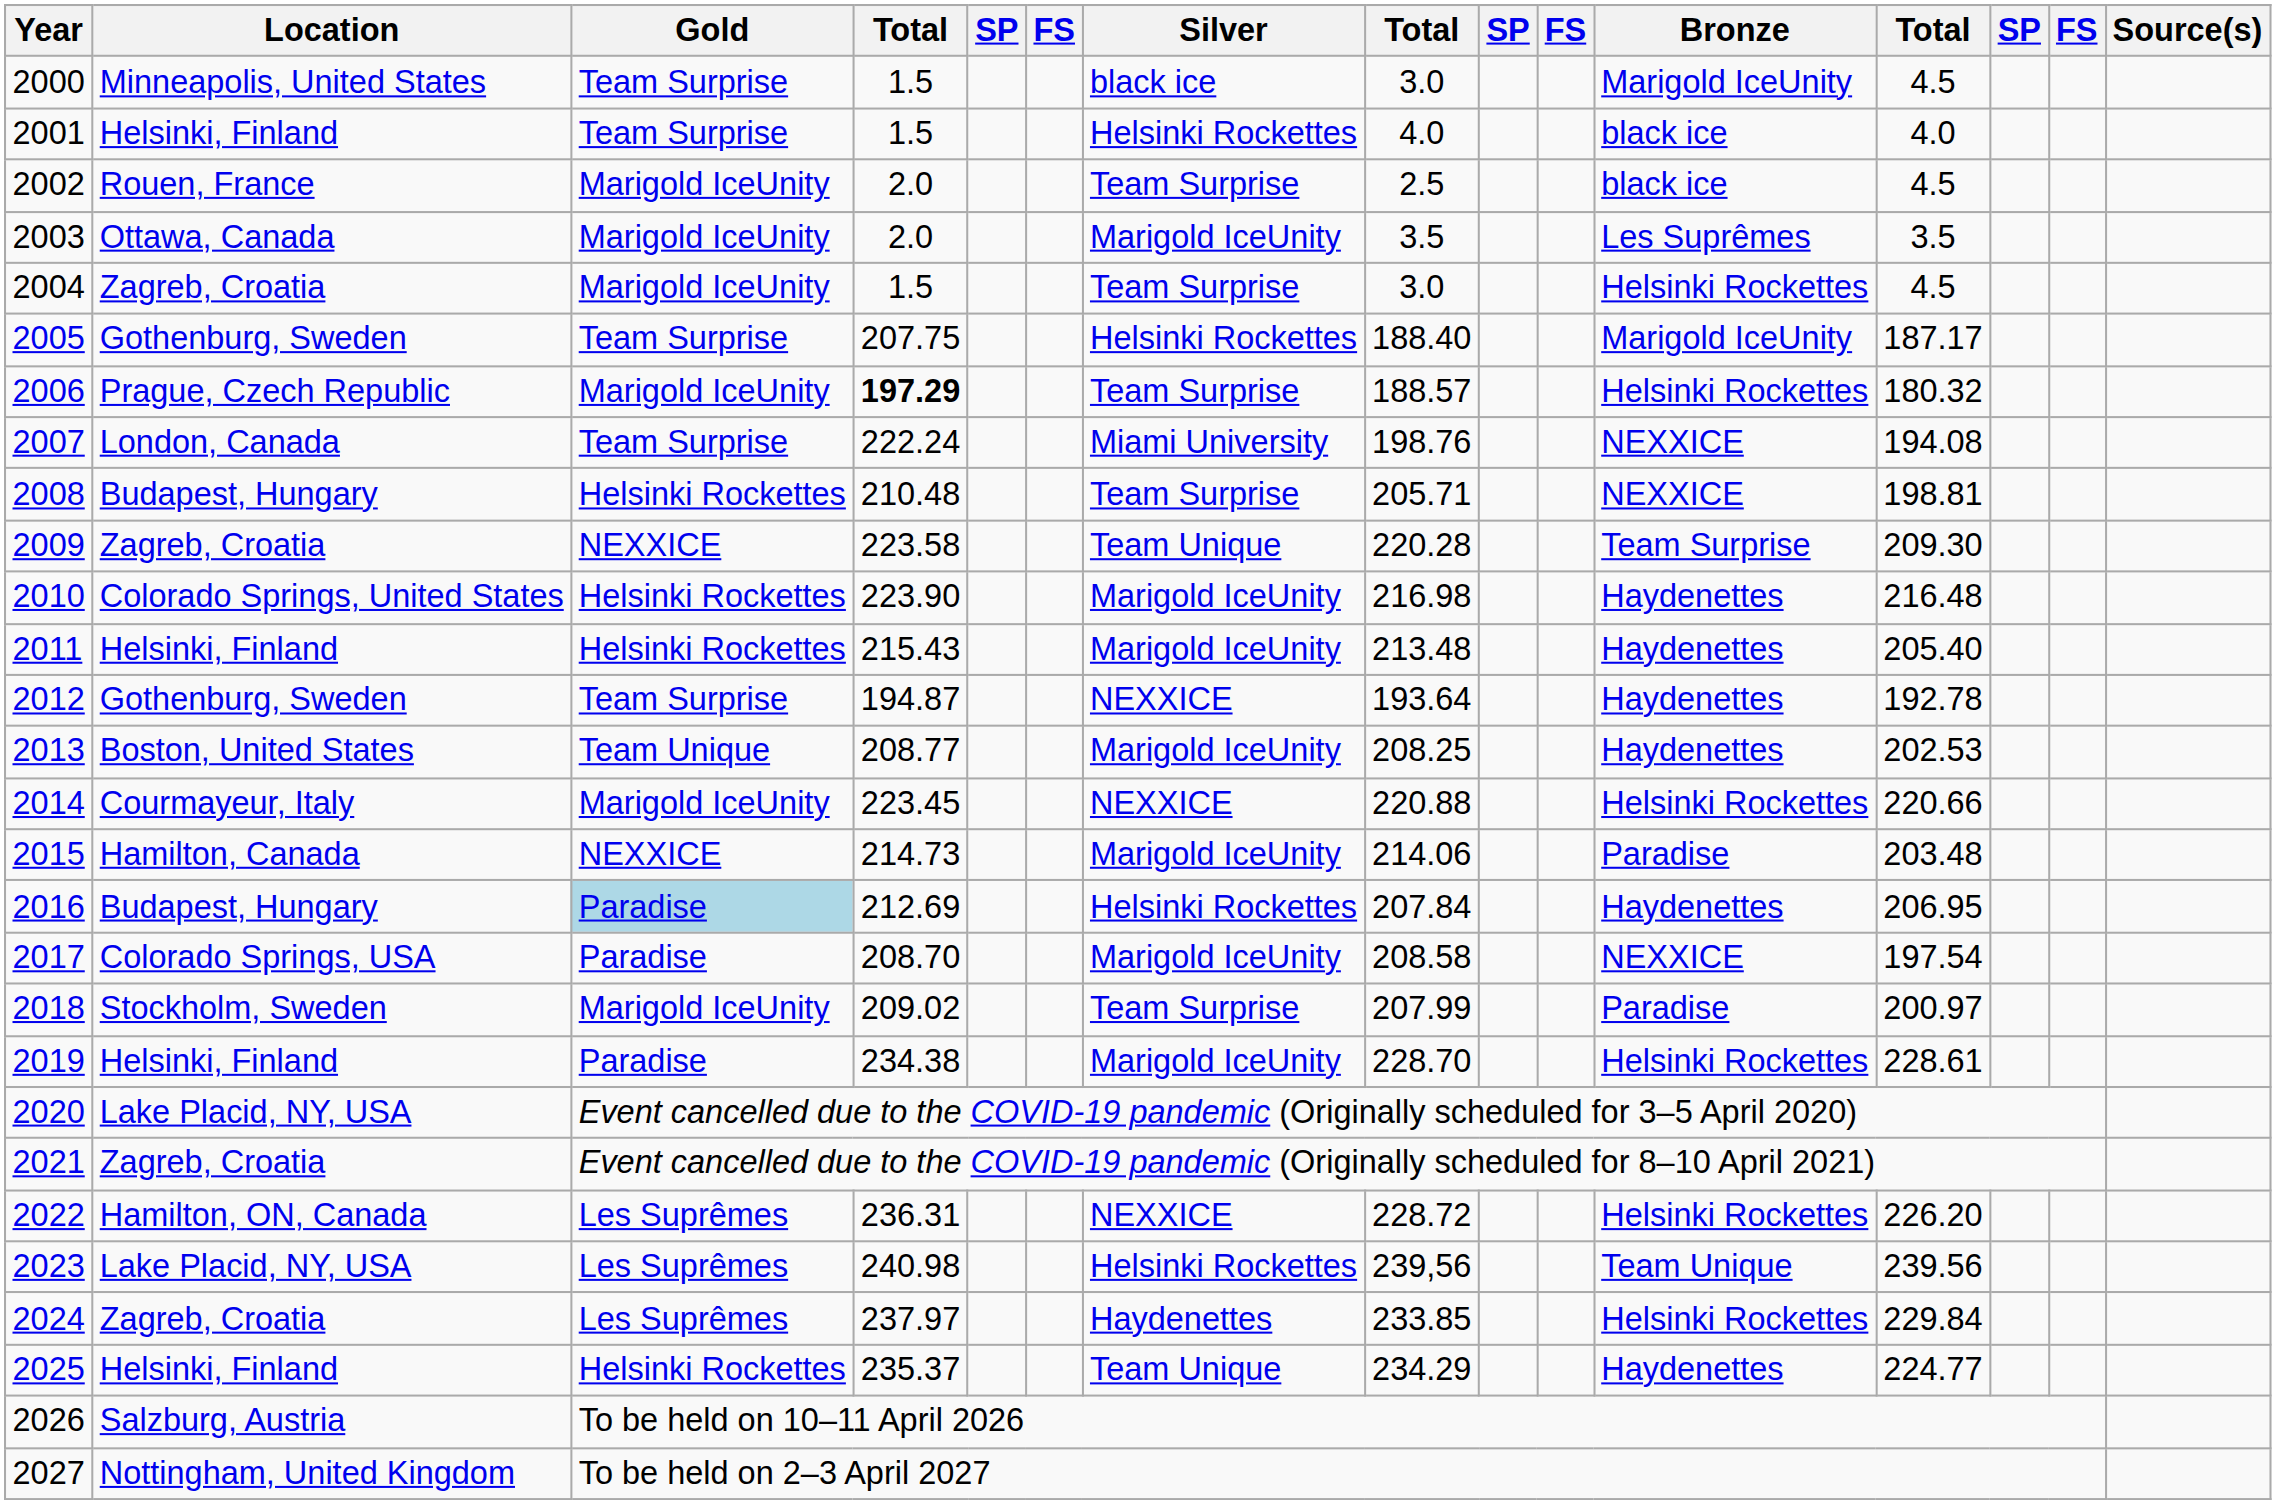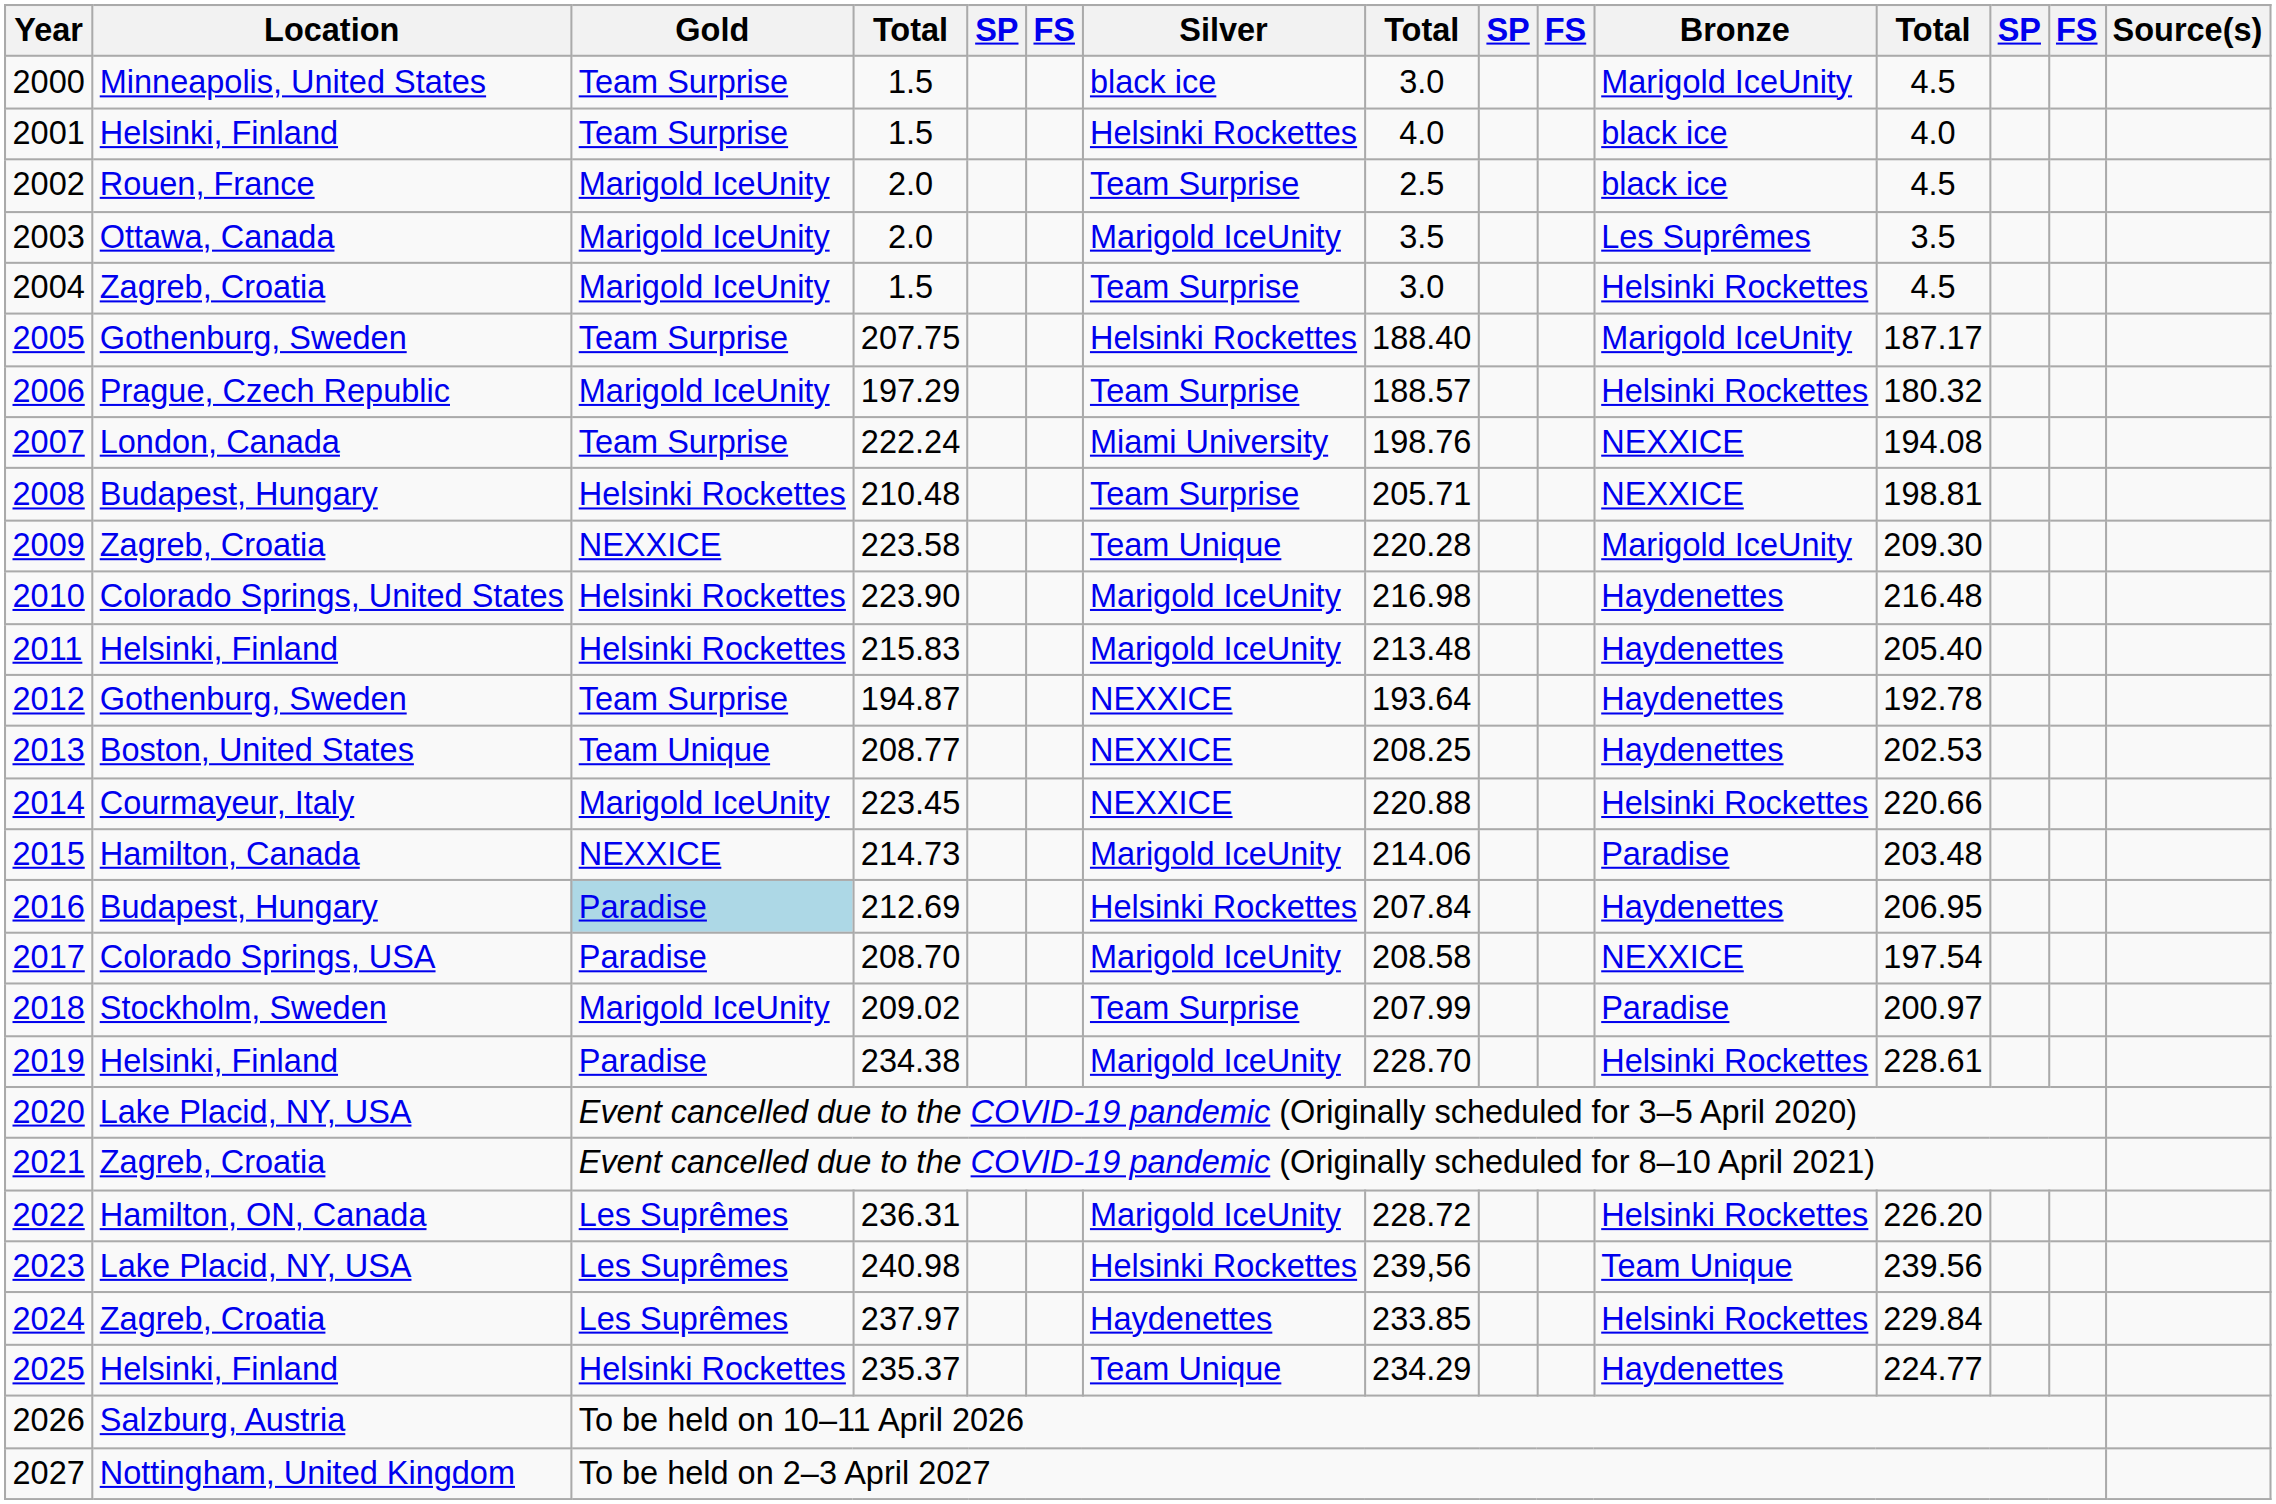(911, 390) bold -> (911, 390) normal
(1706, 545) Team Surprise -> (1727, 545) Marigold IceUnity
(911, 648) 215.43 -> (911, 648) 215.83
(1215, 751) Marigold IceUnity -> (1161, 751) NEXXICE
(1161, 1215) NEXXICE -> (1215, 1215) Marigold IceUnity
